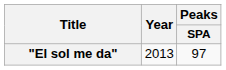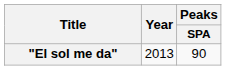(199, 54) 97 -> (199, 54) 90
